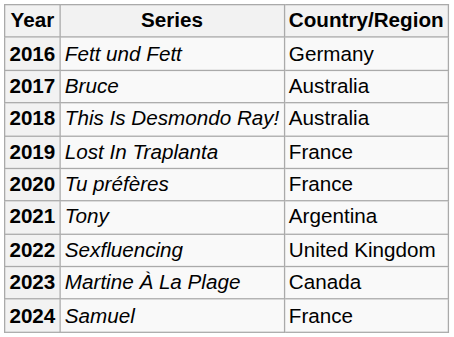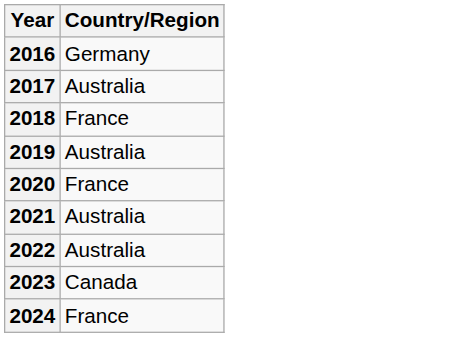- column: (172, 20)
(329, 119) Australia -> (97, 119) France
(321, 151) France -> (105, 151) Australia
(333, 217) Argentina -> (105, 217) Australia
(362, 250) United Kingdom -> (105, 250) Australia
